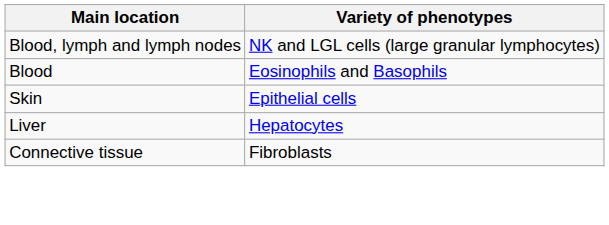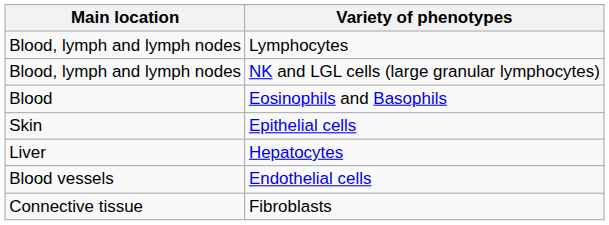+ row: (299, 44)
+ row: (310, 179)
